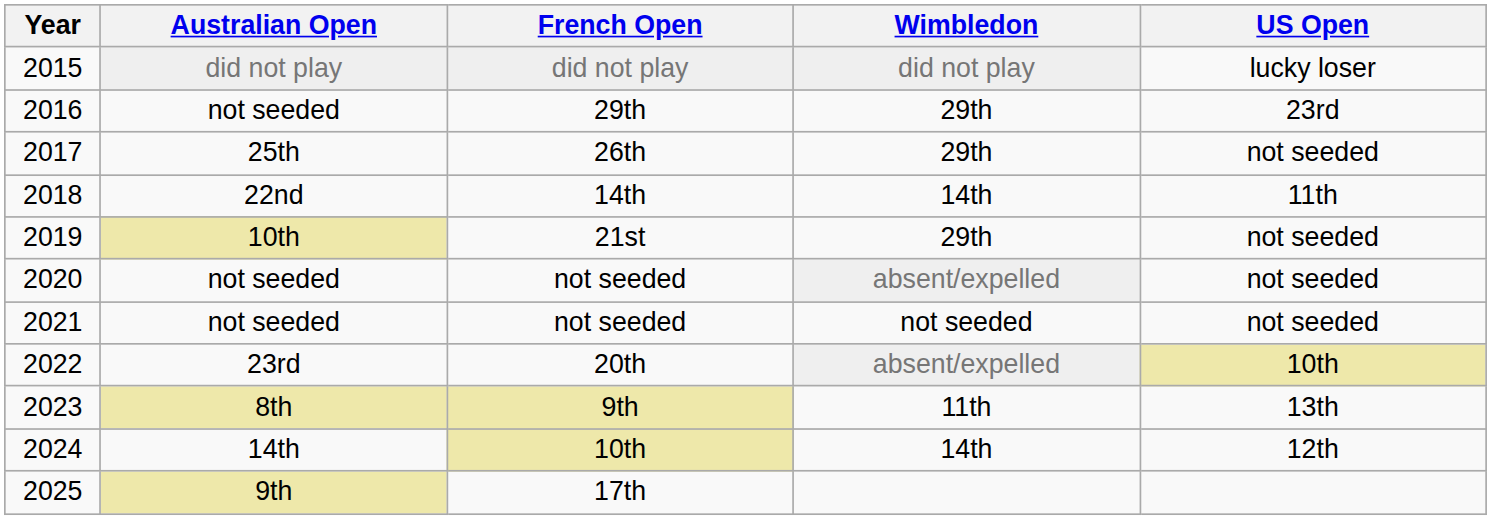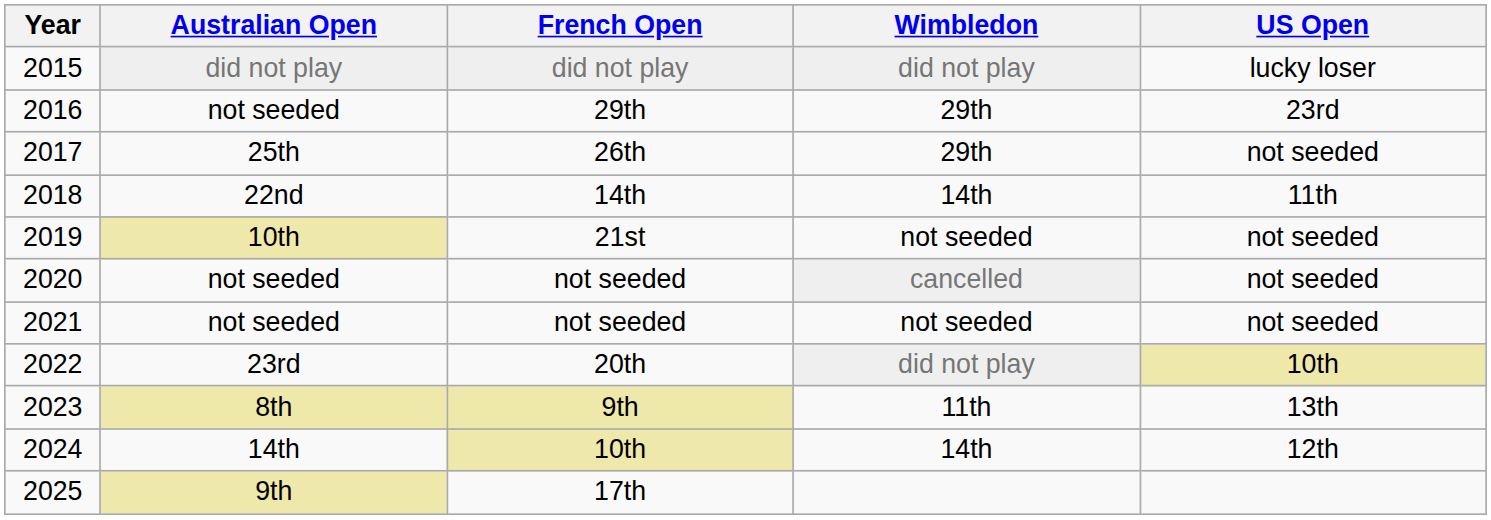(966, 237) 29th -> (966, 237) not seeded
(966, 279) absent/expelled -> (966, 279) cancelled
(966, 364) absent/expelled -> (966, 364) did not play
